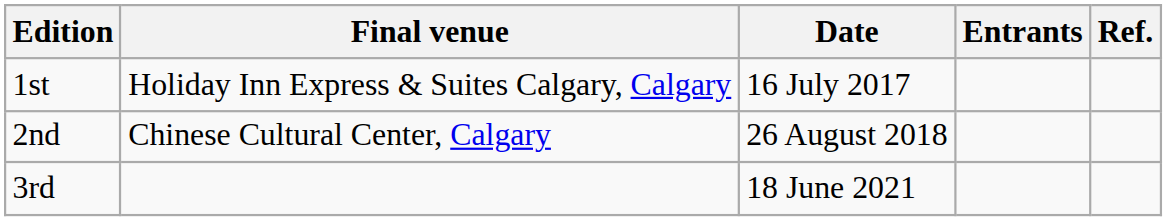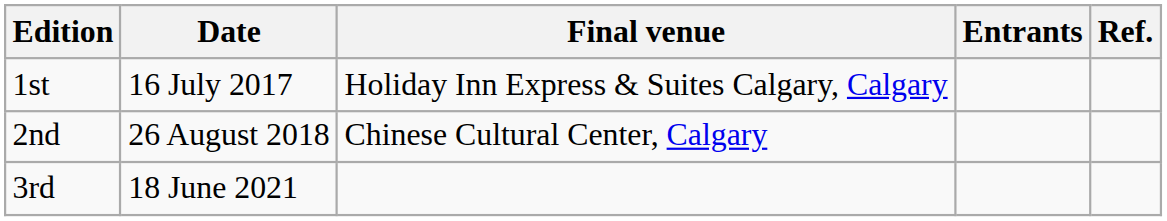columns swapped: (847, 31) <-> (430, 31)
